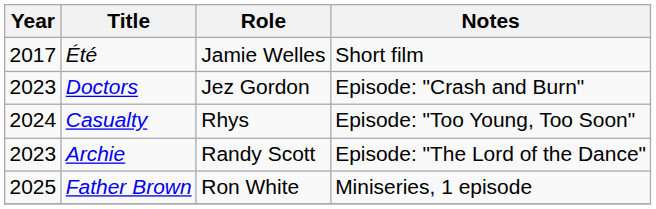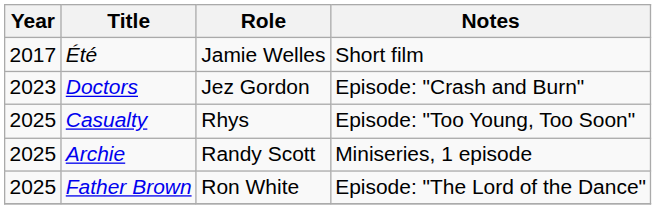(33, 120) 2024 -> (33, 120) 2025
(33, 154) 2023 -> (33, 154) 2025
(491, 154) Episode: "The Lord of the Dance" -> (434, 154) Miniseries, 1 episode
(434, 187) Miniseries, 1 episode -> (491, 187) Episode: "The Lord of the Dance"
